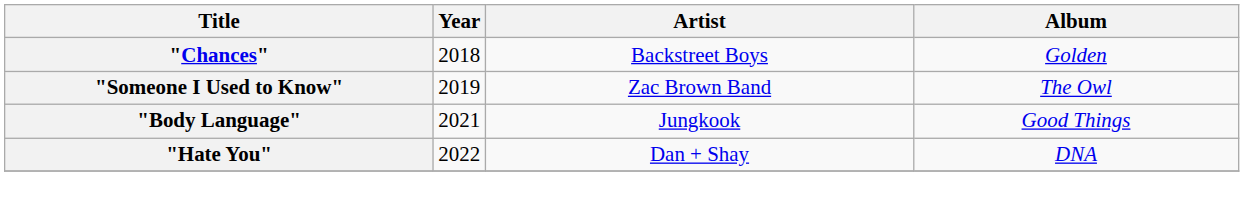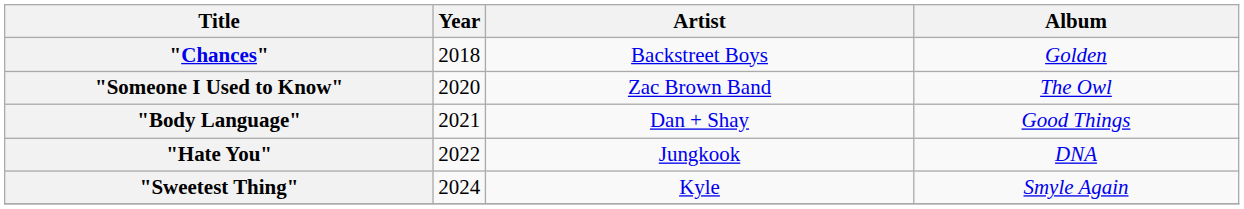(459, 87) 2019 -> (459, 87) 2020
(700, 120) Jungkook -> (700, 120) Dan + Shay
(700, 154) Dan + Shay -> (700, 154) Jungkook
+ row: (219, 187)
